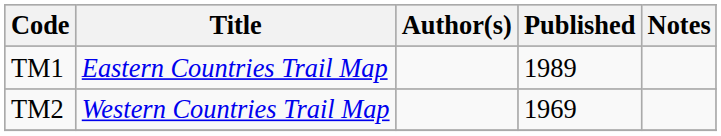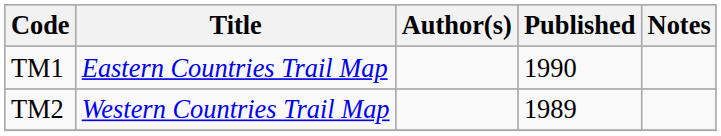(550, 67) 1989 -> (550, 67) 1990
(550, 109) 1969 -> (550, 109) 1989
